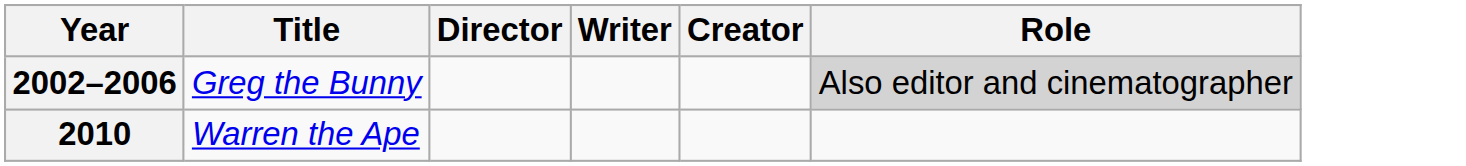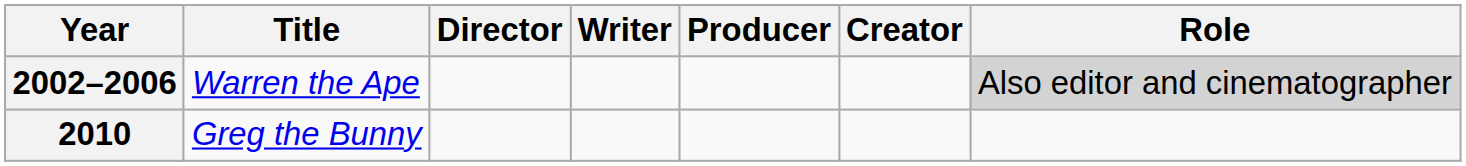+ column: (759, 30)
(307, 82) Greg the Bunny -> (306, 82) Warren the Ape
(306, 134) Warren the Ape -> (307, 134) Greg the Bunny
